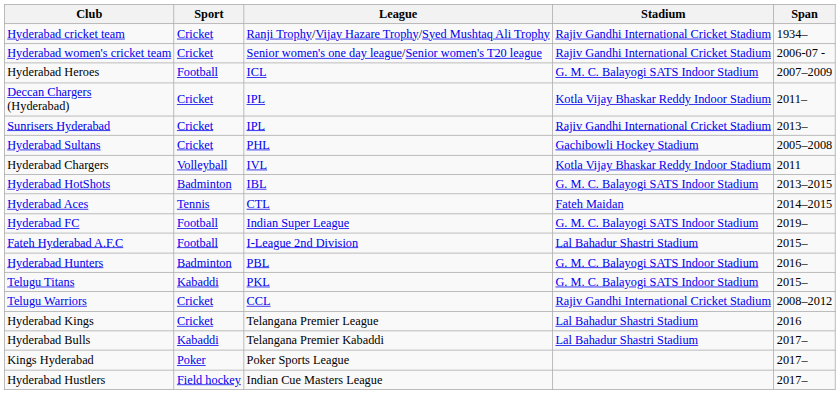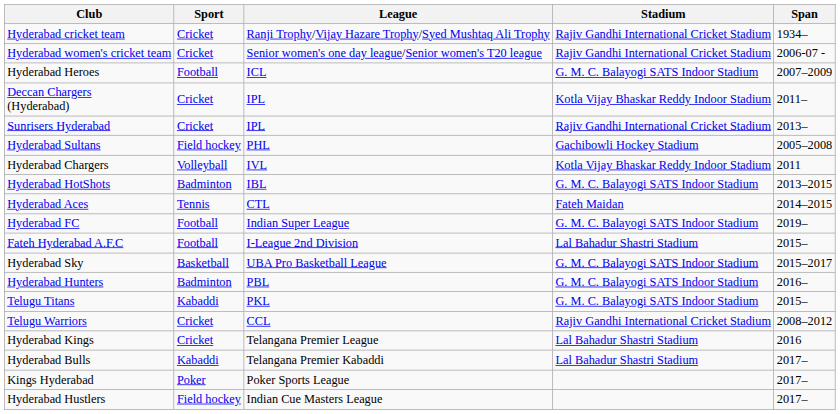(195, 145) Cricket -> (209, 145) Field hockey
+ row: (45, 262)
